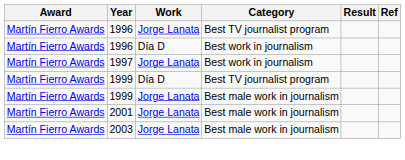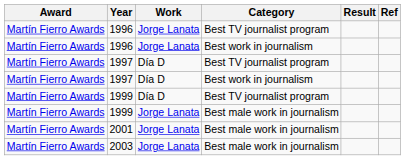(151, 46) Día D -> (169, 46) Jorge Lanata
+ row: (121, 63)
(169, 63) Jorge Lanata -> (151, 79) Día D
